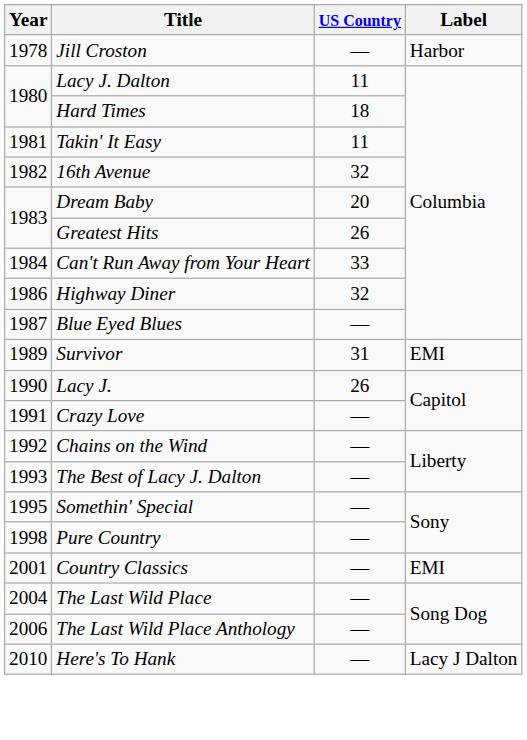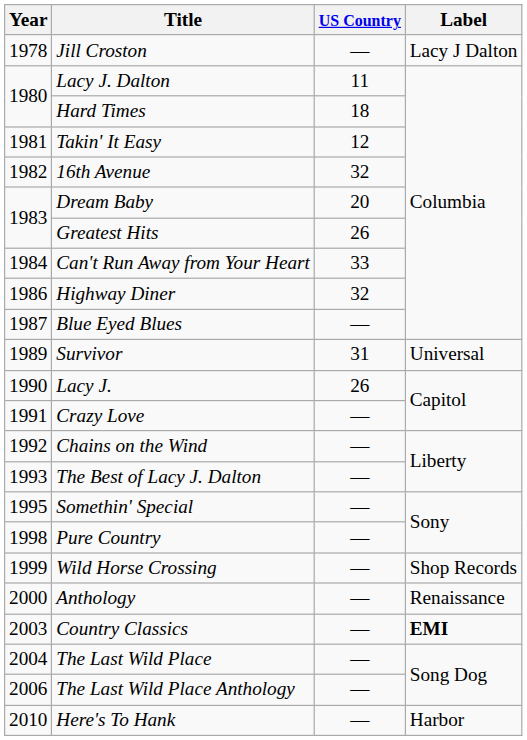(437, 50) Harbor -> (464, 50) Lacy J Dalton
(360, 141) 11 -> (360, 141) 12
(427, 354) EMI -> (447, 354) Universal
+ row: (136, 567)
+ row: (96, 598)
(28, 567) 2001 -> (28, 628) 2003
(427, 567) normal -> (429, 628) bold
(464, 659) Lacy J Dalton -> (437, 720) Harbor
